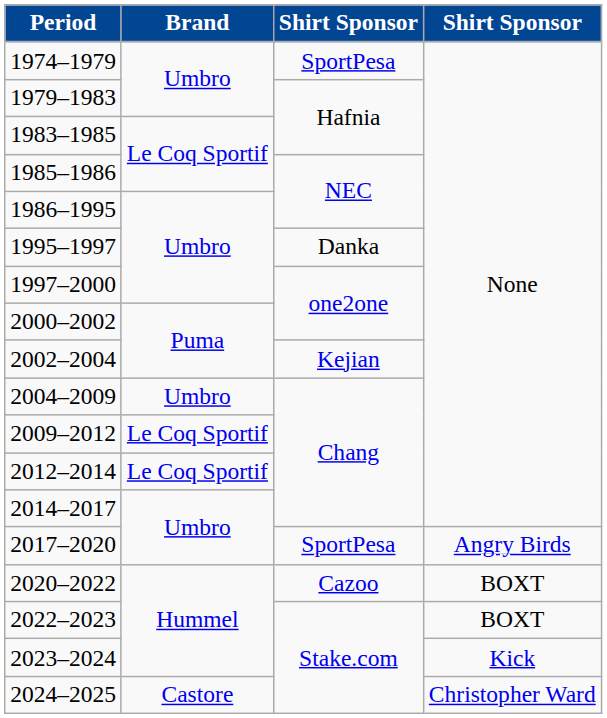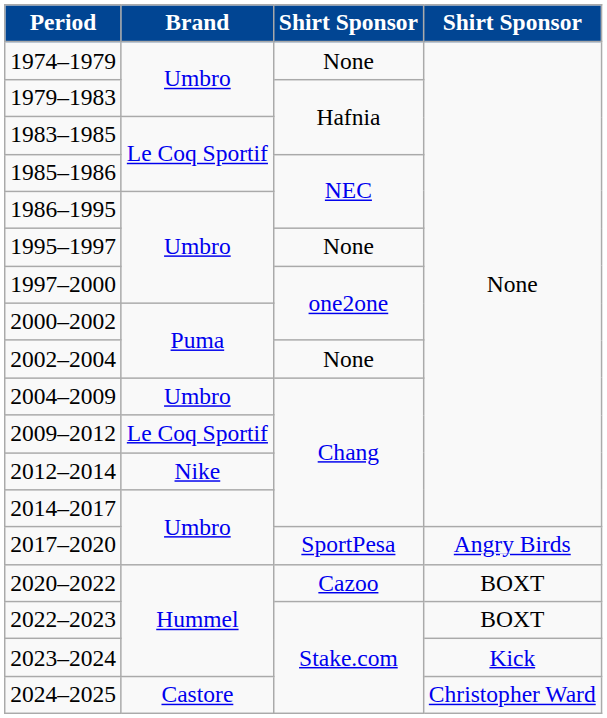(348, 60) SportPesa -> (348, 60) None
(348, 246) Danka -> (348, 246) None
(348, 358) Kejian -> (348, 358) None
(197, 470) Le Coq Sportif -> (197, 470) Nike
